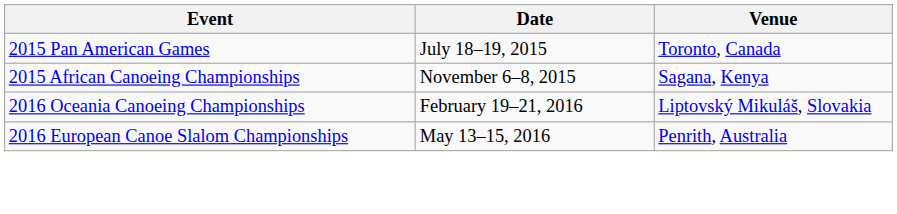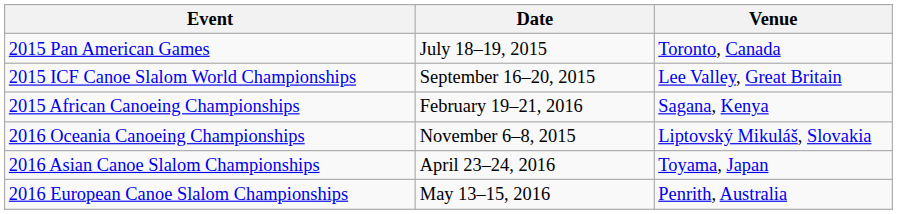+ row: (182, 77)
(498, 77) November 6–8, 2015 -> (501, 106) February 19–21, 2016
(501, 106) February 19–21, 2016 -> (498, 135) November 6–8, 2015
+ row: (164, 164)
